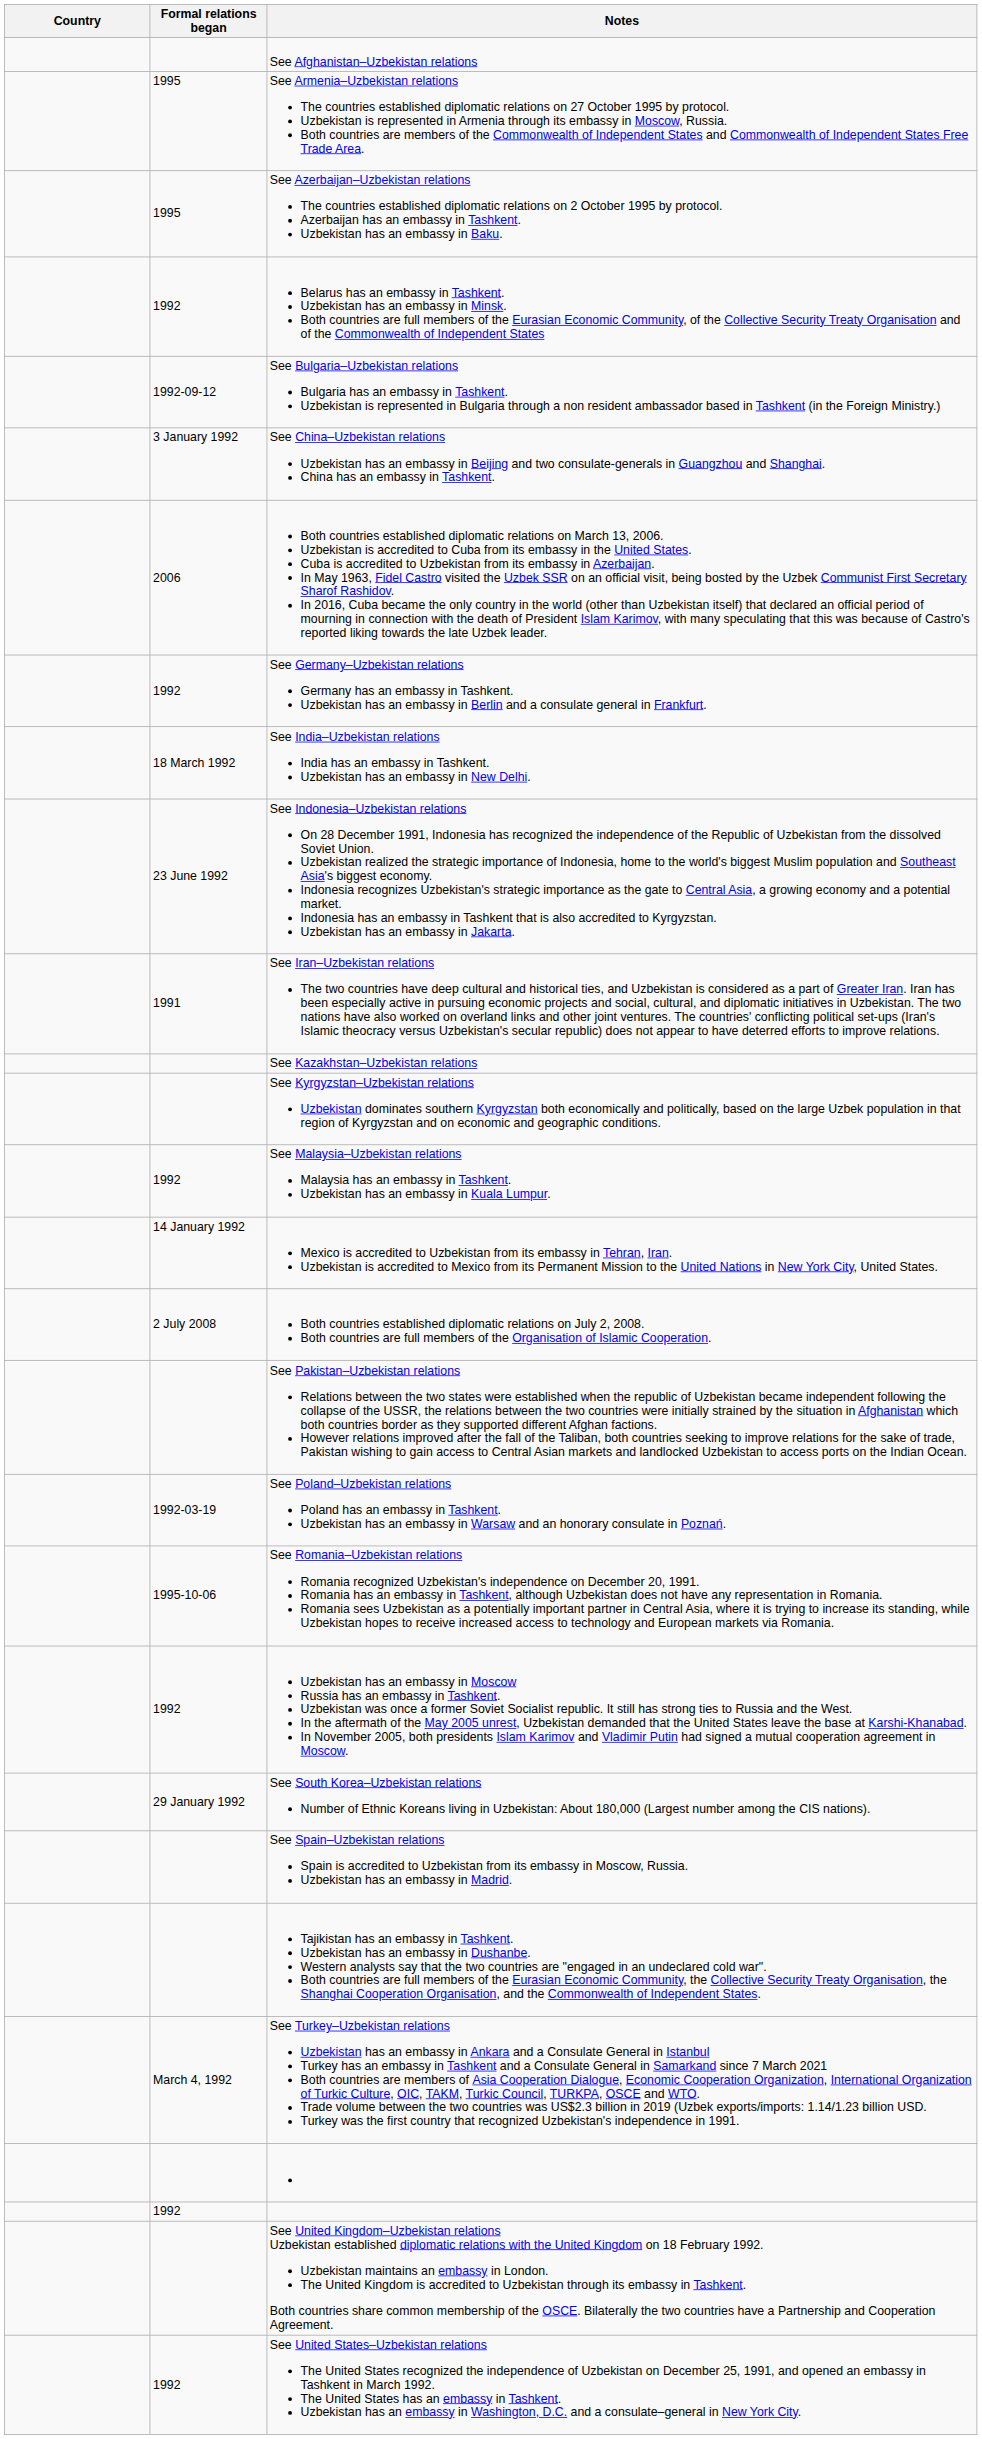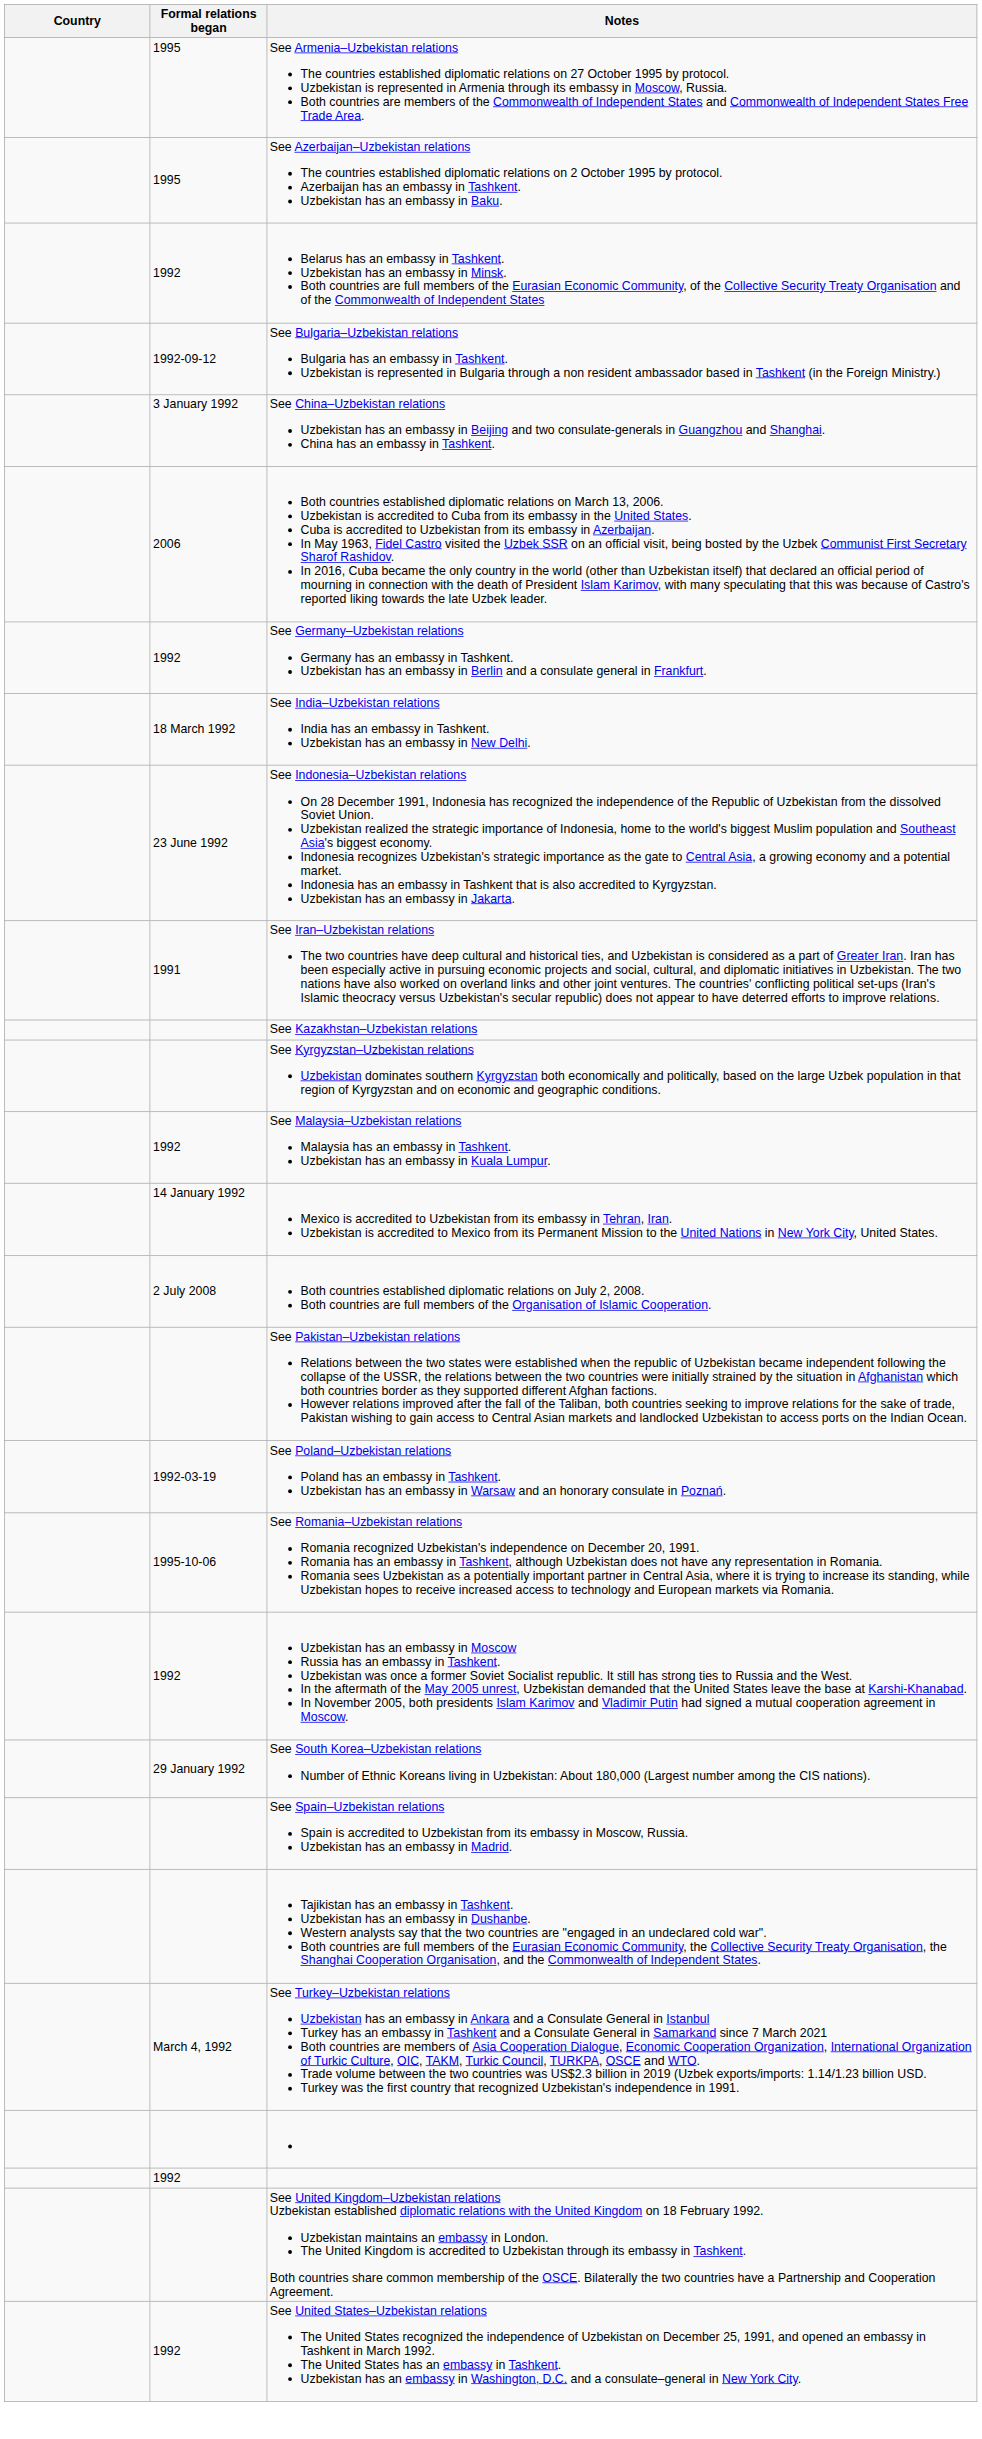- row: (209, 54)
